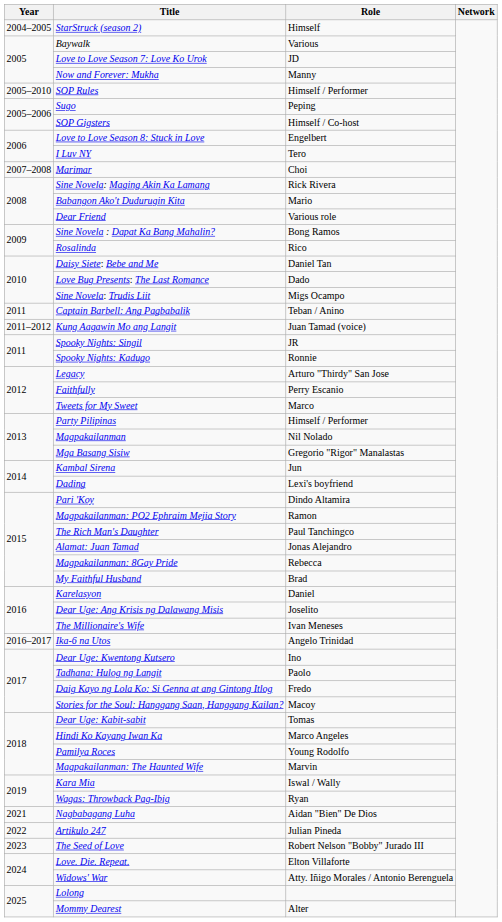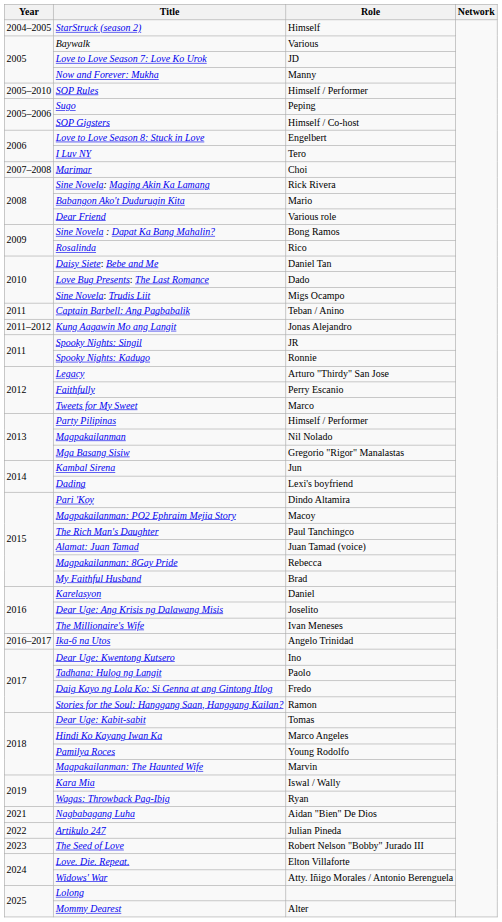(327, 327) Juan Tamad (voice) -> (320, 327) Jonas Alejandro
(302, 515) Ramon -> (302, 515) Macoy
(320, 547) Jonas Alejandro -> (327, 547) Juan Tamad (voice)
(302, 704) Macoy -> (302, 704) Ramon
